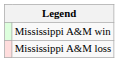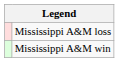rows swapped: (63, 31) <-> (63, 49)
